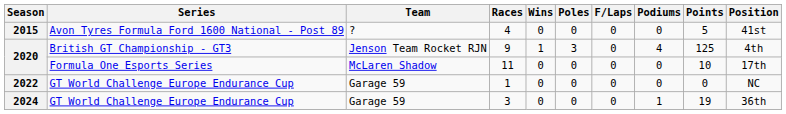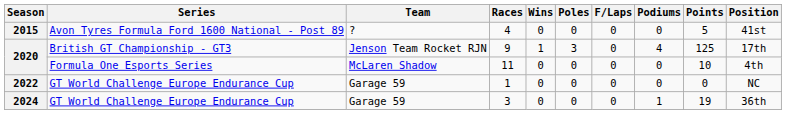(754, 48) 4th -> (754, 48) 17th
(754, 65) 17th -> (754, 65) 4th
